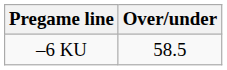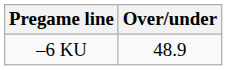(170, 49) 58.5 -> (170, 49) 48.9
